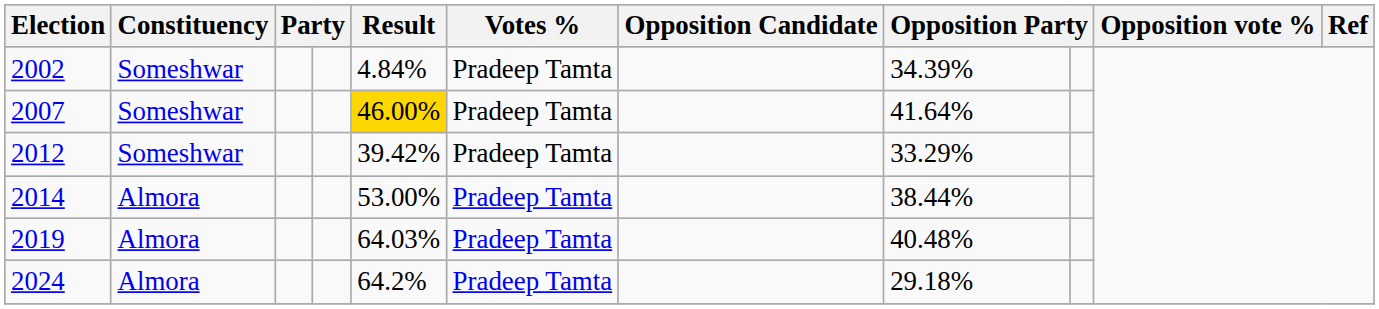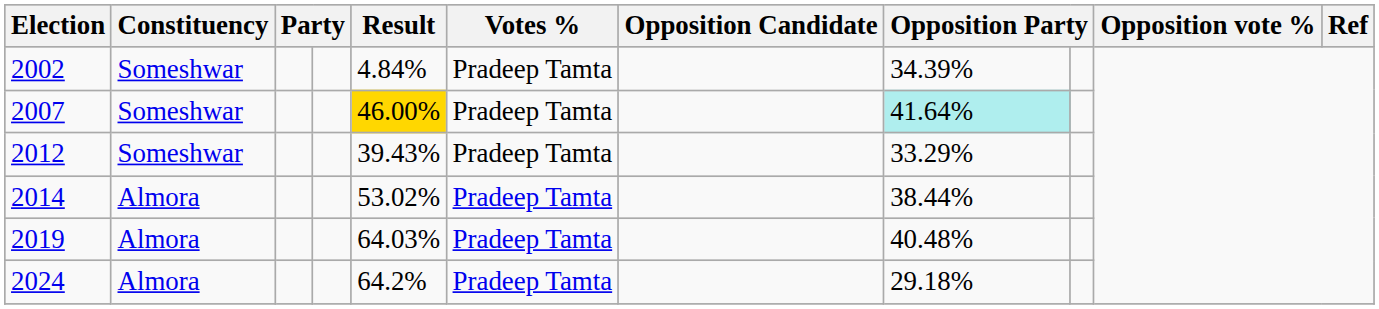(932, 111) no background -> (932, 111) paleturquoise background
(399, 153) 39.42% -> (399, 153) 39.43%
(399, 196) 53.00% -> (399, 196) 53.02%
